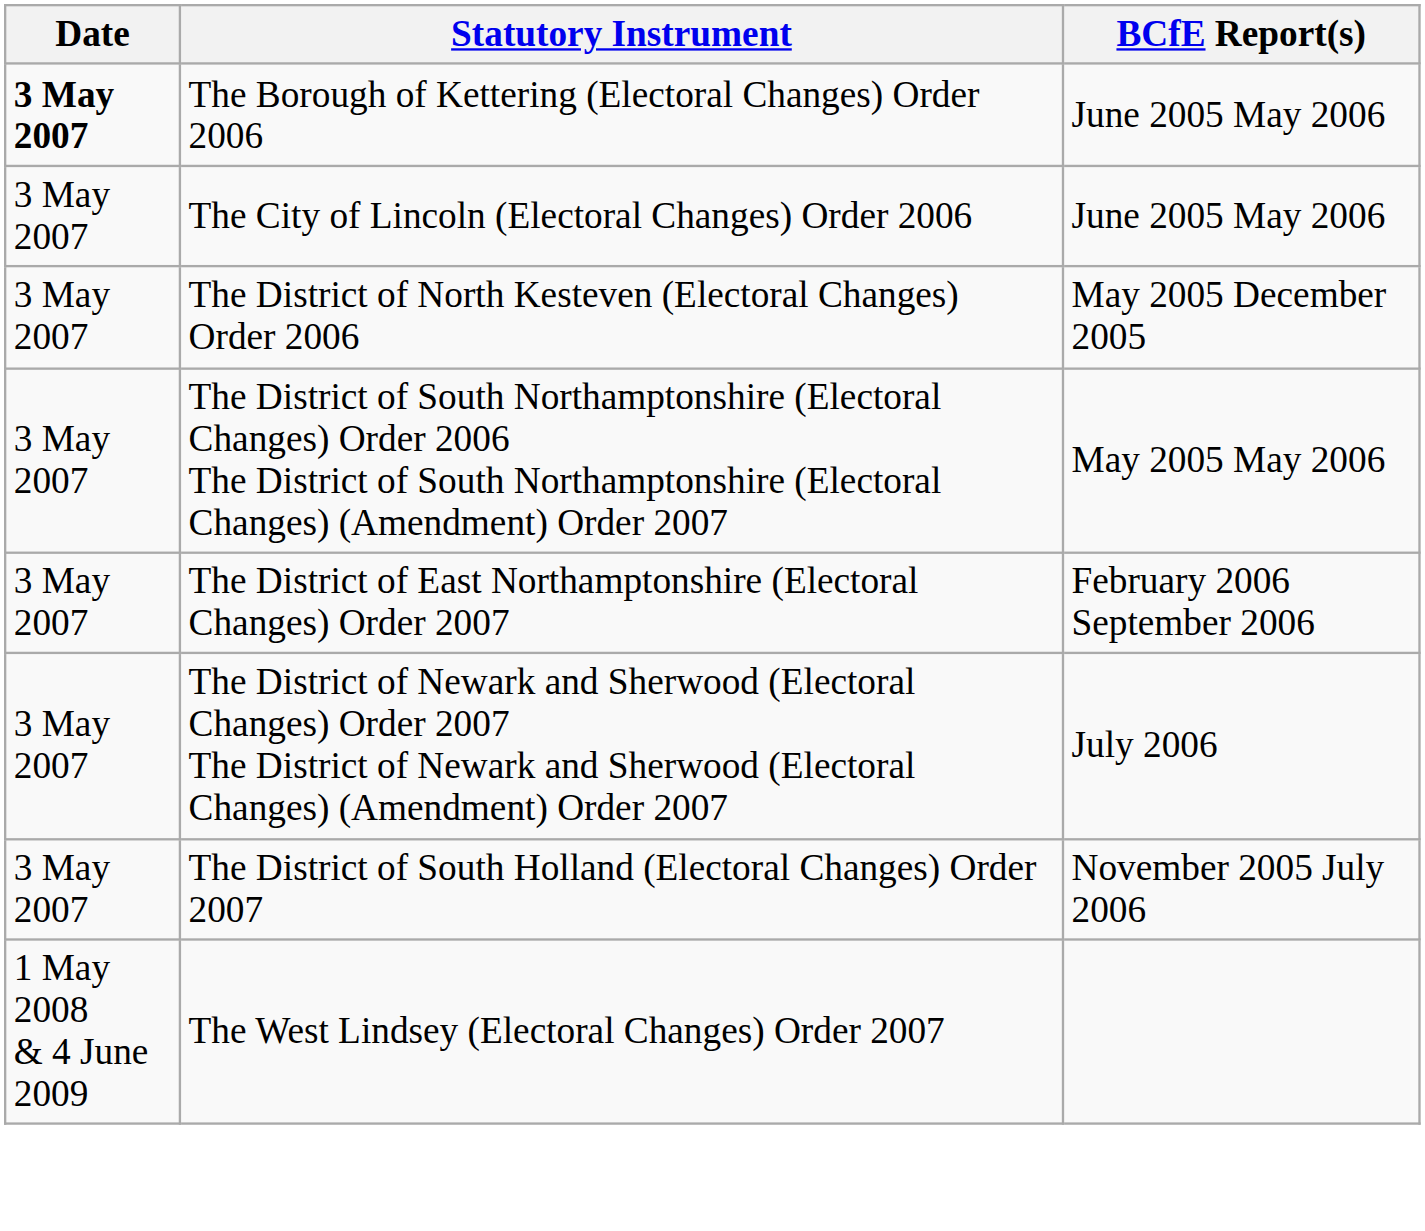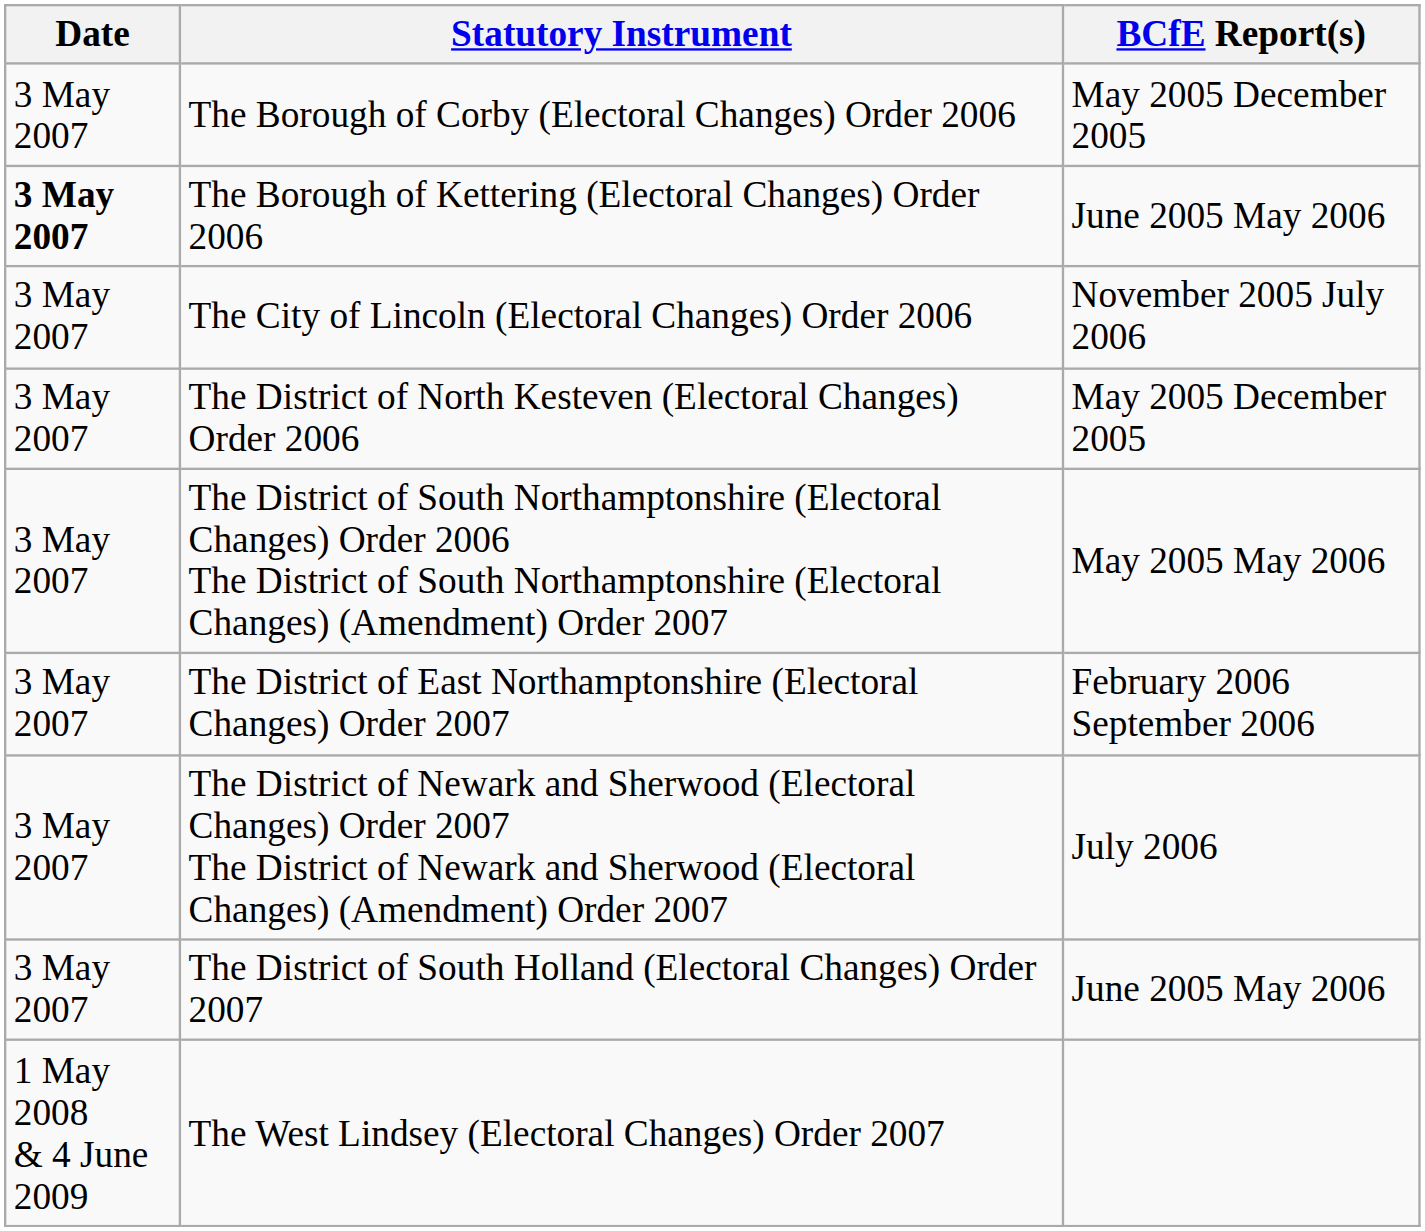+ row: (602, 114)
(1228, 215) June 2005 May 2006 -> (1228, 316) November 2005 July 2006
(1228, 888) November 2005 July 2006 -> (1228, 989) June 2005 May 2006
